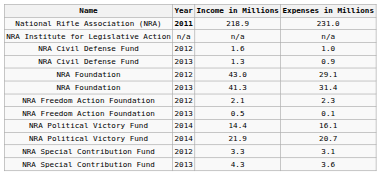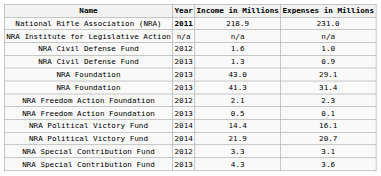(184, 74) 2012 -> (184, 74) 2013
